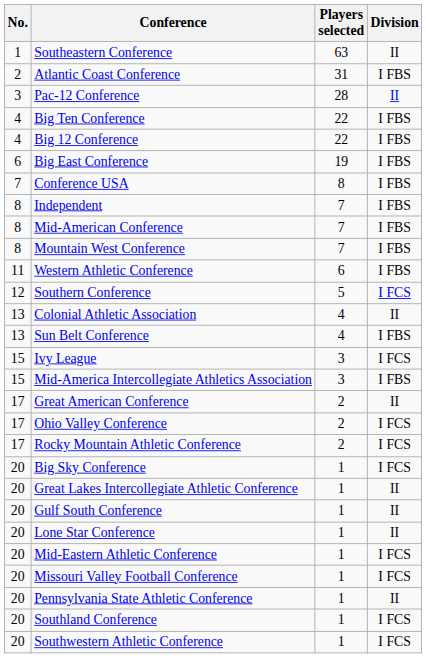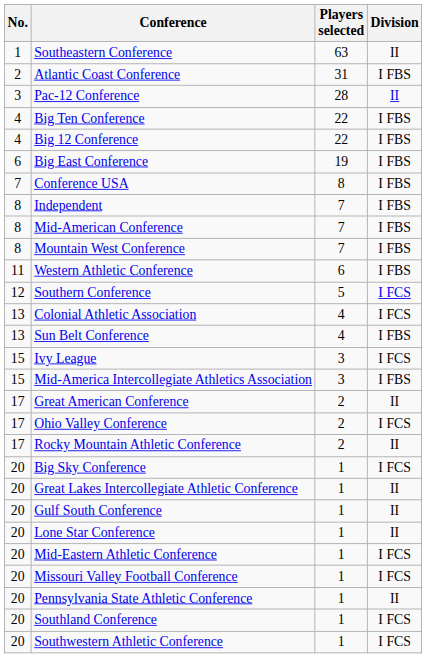(395, 314) II -> (395, 314) I FCS
(395, 445) I FCS -> (395, 445) II
